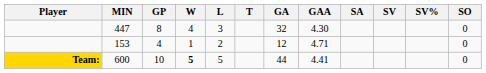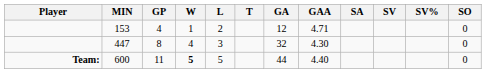rows swapped: (122, 28) <-> (122, 44)
(86, 60) gold background -> (86, 60) no background
(159, 60) 10 -> (159, 60) 11
(320, 60) 4.41 -> (320, 60) 4.40
